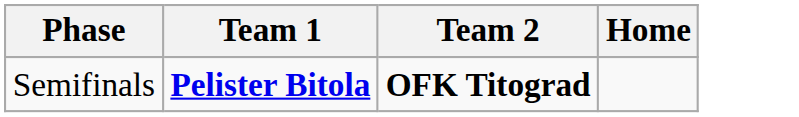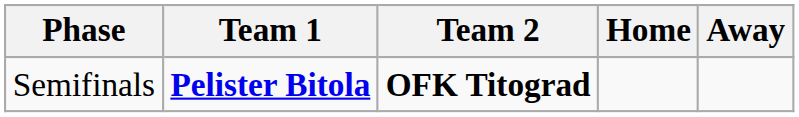+ column: (746, 30)
